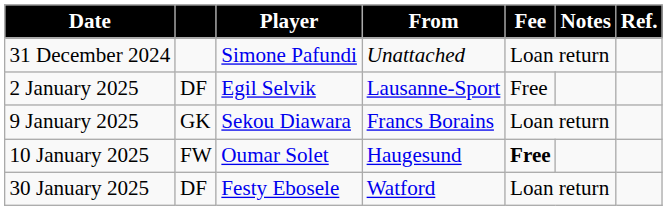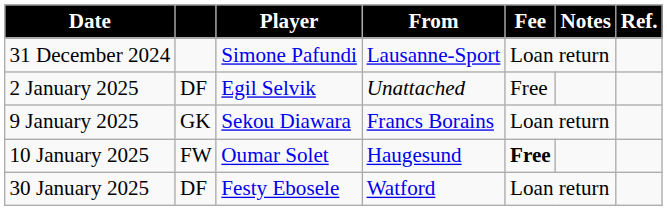(416, 54) Unattached -> (433, 54) Lausanne-Sport
(433, 88) Lausanne-Sport -> (416, 88) Unattached
